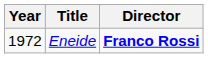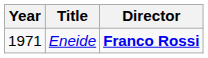(25, 40) 1972 -> (25, 40) 1971
